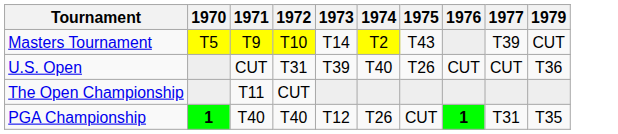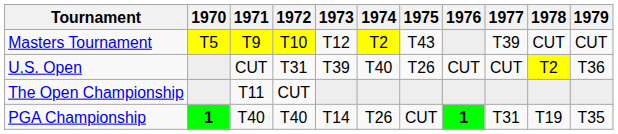+ column: (549, 17)
(336, 42) T14 -> (336, 42) T12
(336, 117) T12 -> (336, 117) T14
